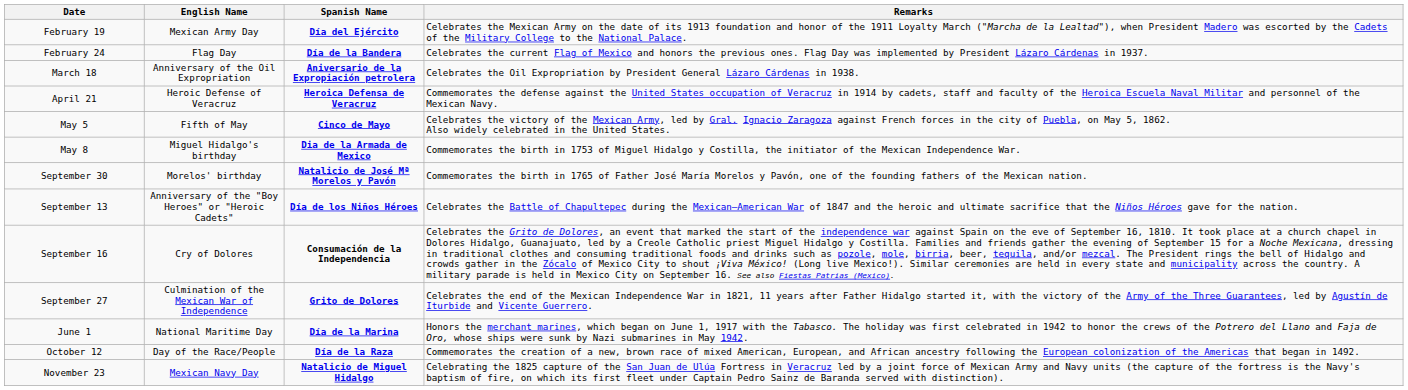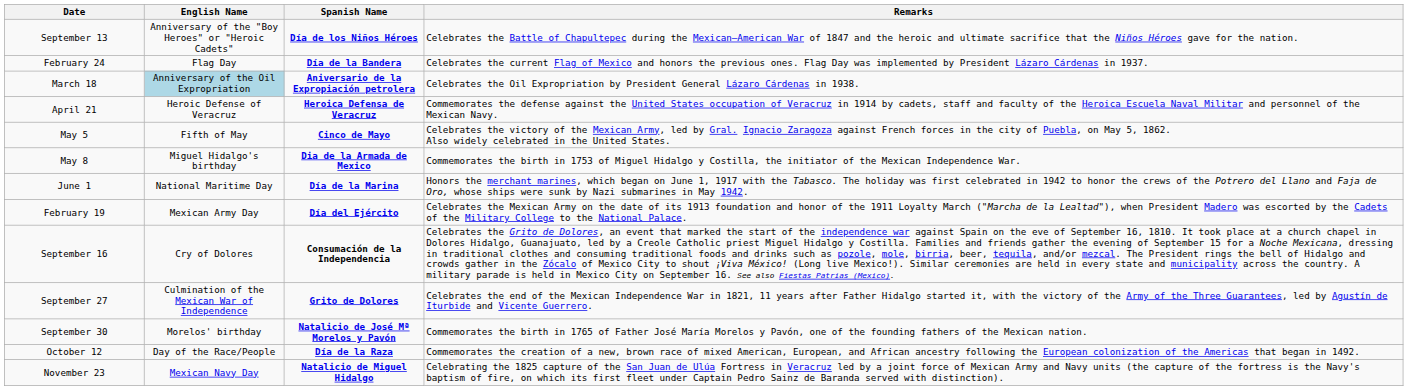rows swapped: (74, 32) <-> (74, 207)
(214, 73) no background -> (214, 84) lightblue background
rows swapped: (74, 332) <-> (74, 176)
